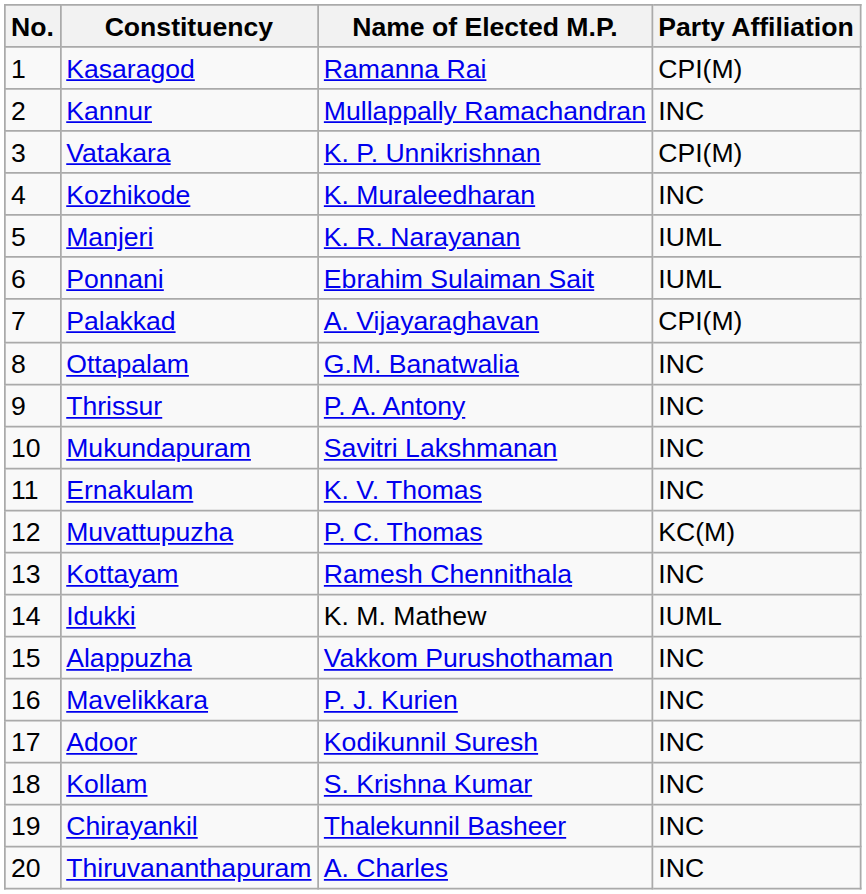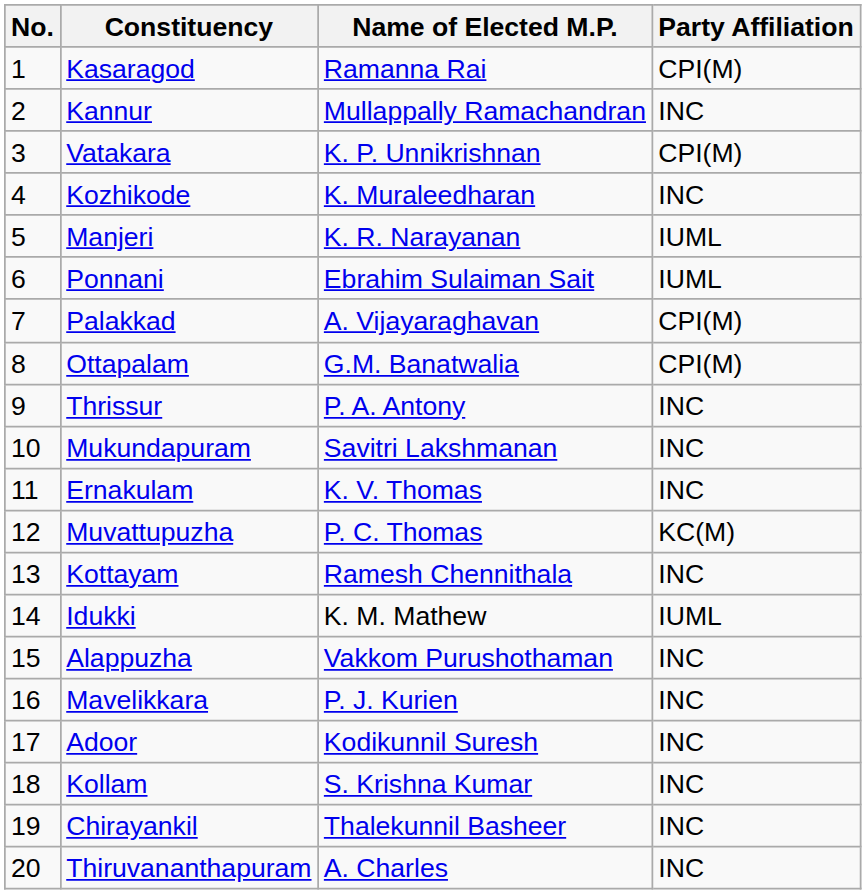(681, 363) INC -> (700, 363) CPI(M)
